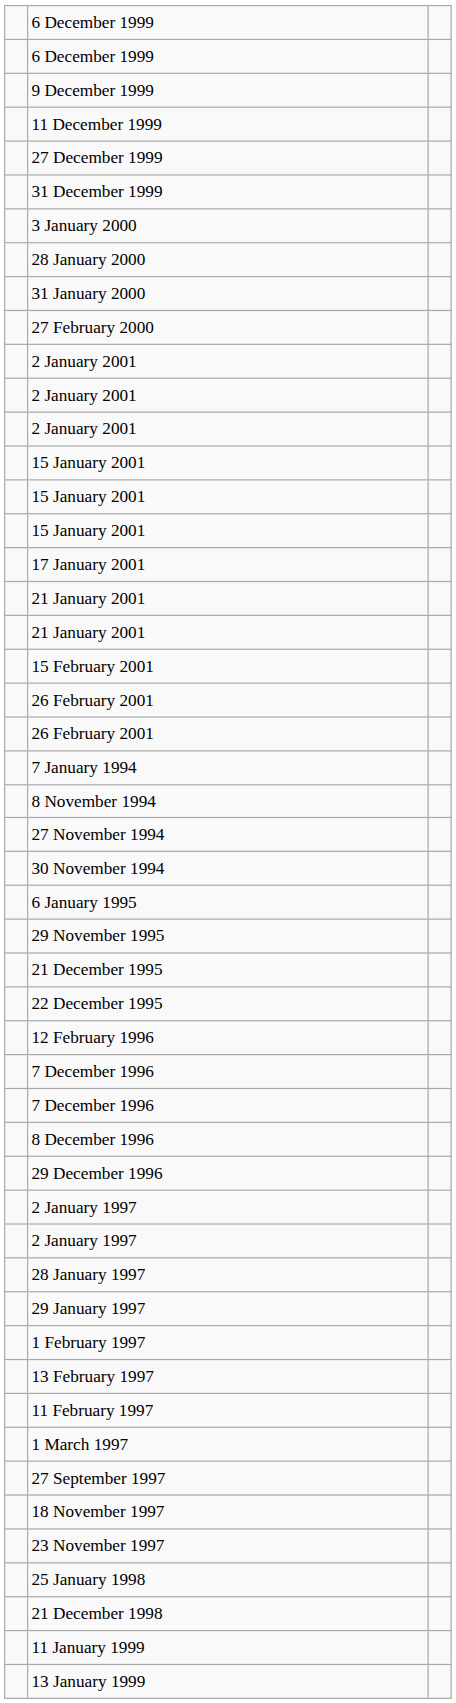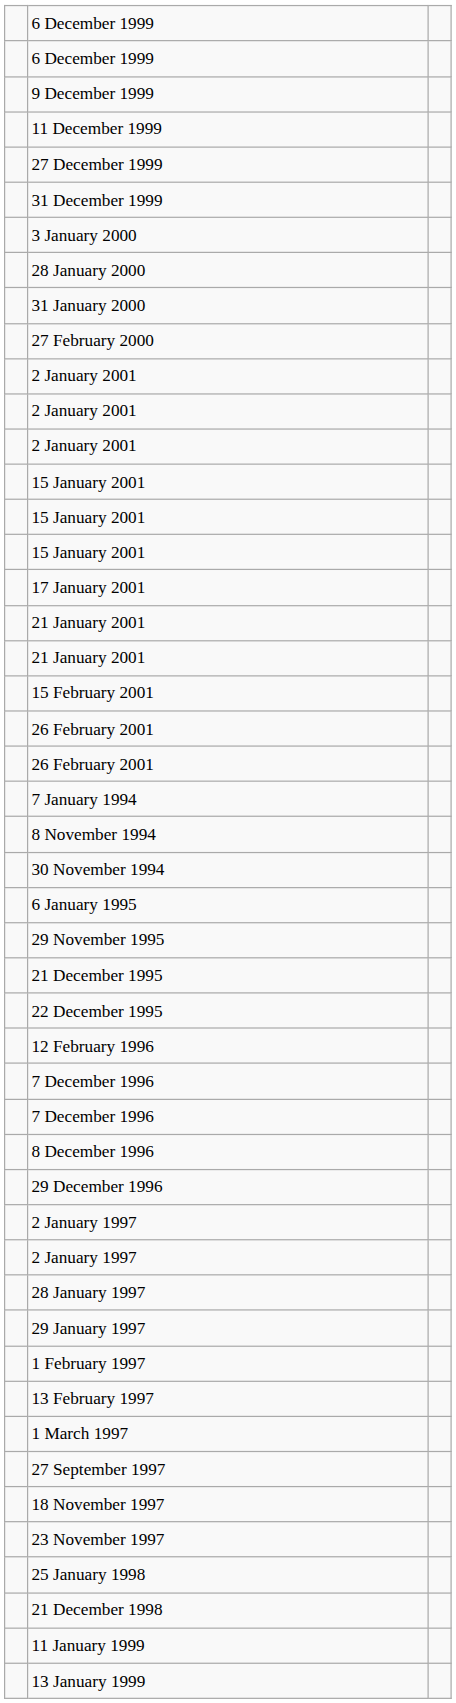- row: (16, 835)
- row: (16, 1410)
